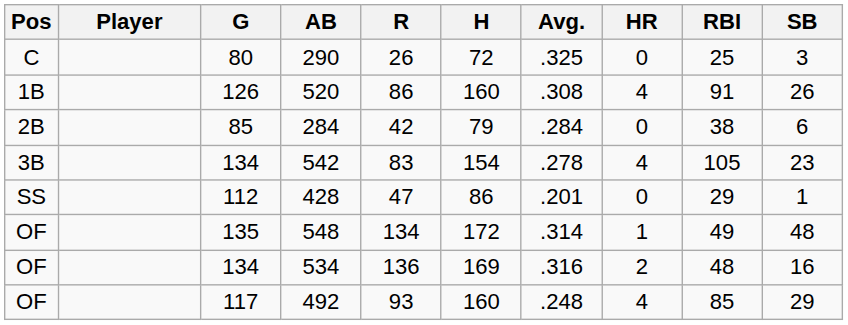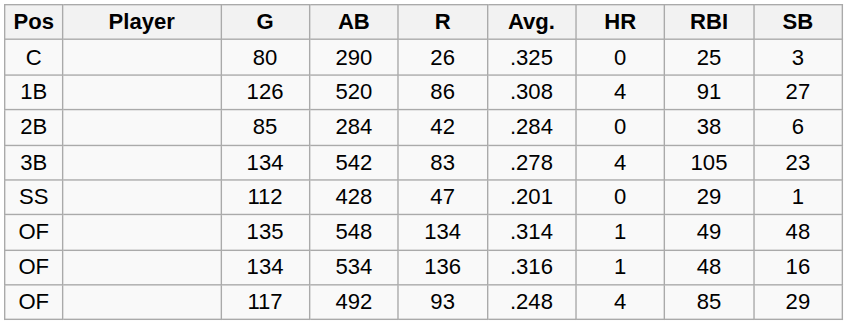- column: (481, 22)
(802, 92) 26 -> (798, 92) 27
(642, 267) 2 -> (620, 267) 1
